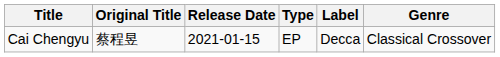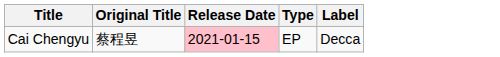- column: (429, 15)
(224, 39) no background -> (224, 39) pink background
